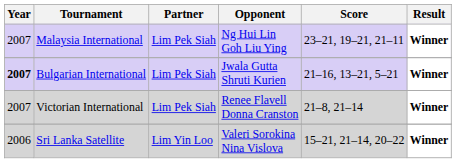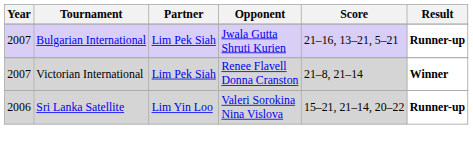- row: (90, 41)
(19, 74) bold -> (19, 41) normal
(429, 74) Winner -> (437, 41) Runner-up
(429, 141) Winner -> (437, 107) Runner-up
